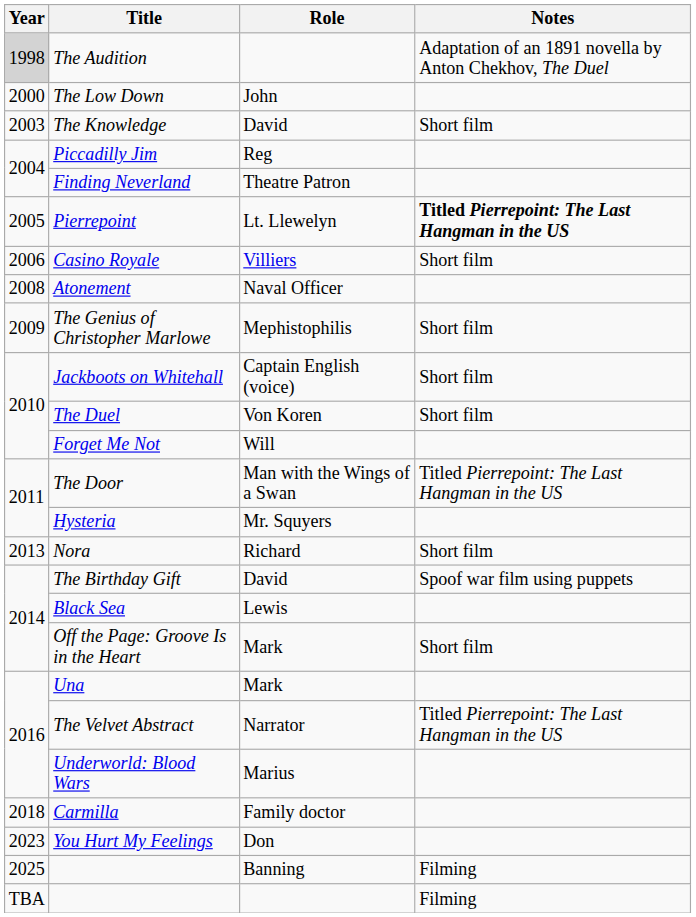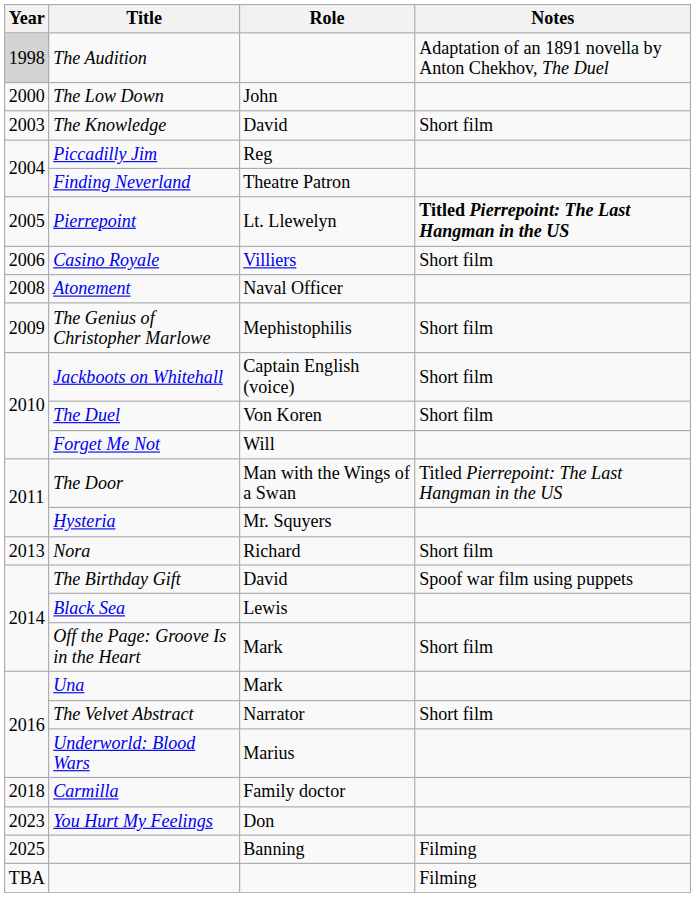(521, 724) Titled Pierrepoint: The Last Hangman in the US -> (456, 714) Short film
